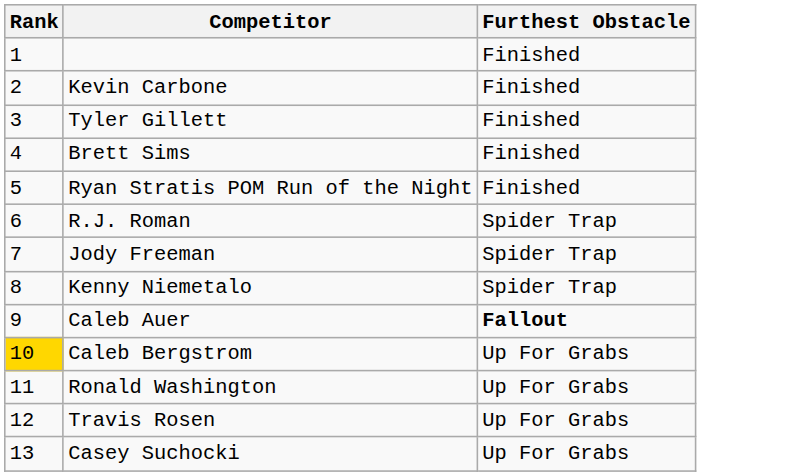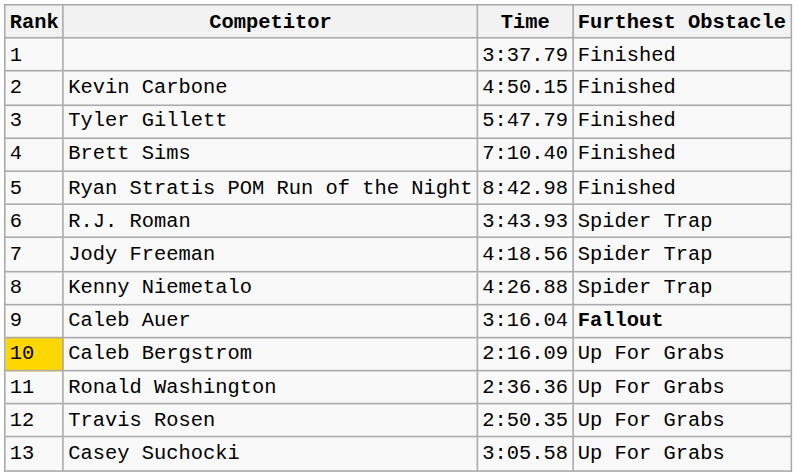+ column: (525, 21)
